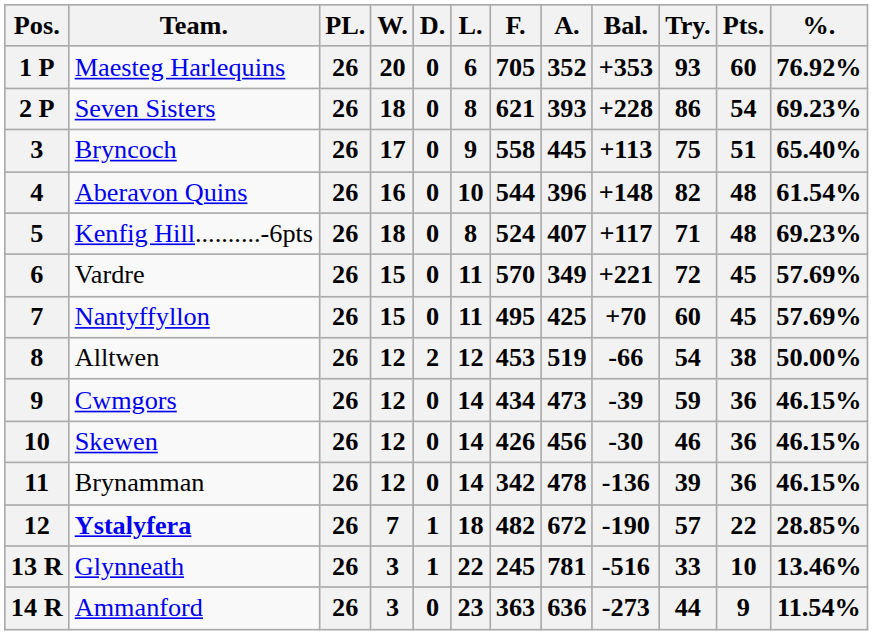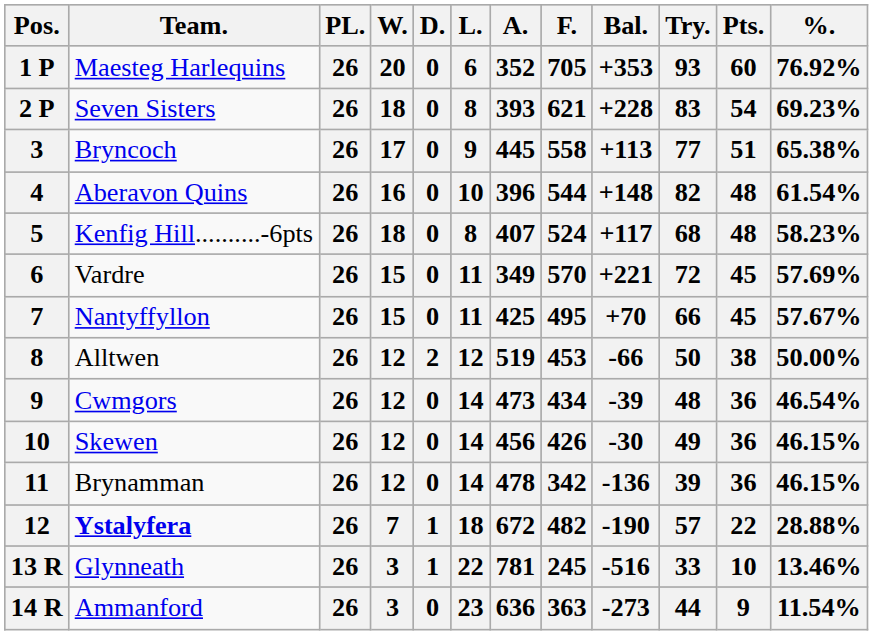columns swapped: (515, 25) <-> (567, 25)
(688, 108) 86 -> (688, 108) 83
(688, 150) 75 -> (688, 150) 77
(819, 150) 65.40% -> (819, 150) 65.38%
(688, 233) 71 -> (688, 233) 68
(819, 233) 69.23% -> (819, 233) 58.23%
(688, 316) 60 -> (688, 316) 66
(819, 316) 57.69% -> (819, 316) 57.67%
(688, 358) 54 -> (688, 358) 50
(688, 399) 59 -> (688, 399) 48
(819, 399) 46.15% -> (819, 399) 46.54%
(688, 441) 46 -> (688, 441) 49
(819, 524) 28.85% -> (819, 524) 28.88%
